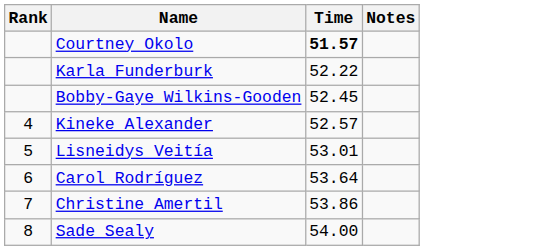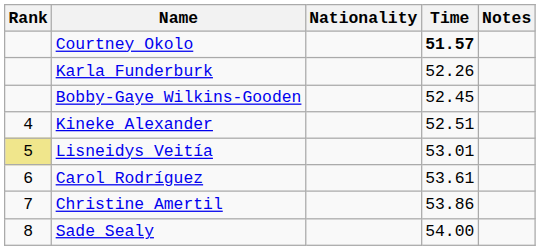+ column: (363, 18)
(334, 71) 52.22 -> (450, 71) 52.26
(334, 125) 52.57 -> (450, 125) 52.51
(28, 151) no background -> (28, 151) khaki background
(334, 178) 53.64 -> (450, 178) 53.61
